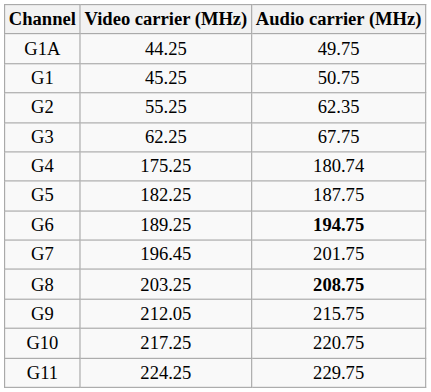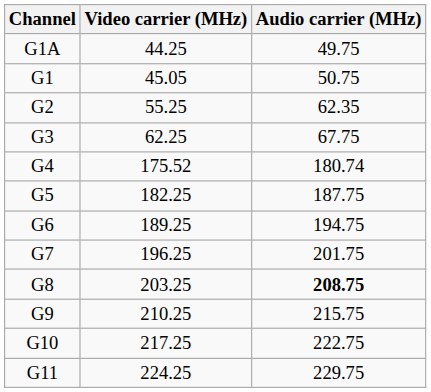(166, 78) 45.25 -> (166, 78) 45.05
(166, 166) 175.25 -> (166, 166) 175.52
(339, 225) bold -> (339, 225) normal
(166, 254) 196.45 -> (166, 254) 196.25
(166, 313) 212.05 -> (166, 313) 210.25
(339, 343) 220.75 -> (339, 343) 222.75
